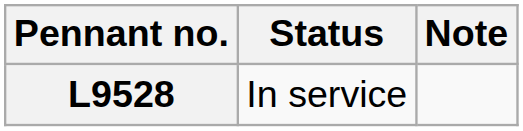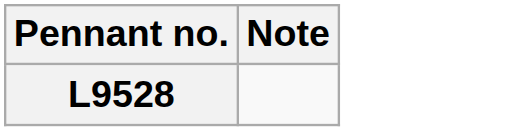- column: (327, 34)
